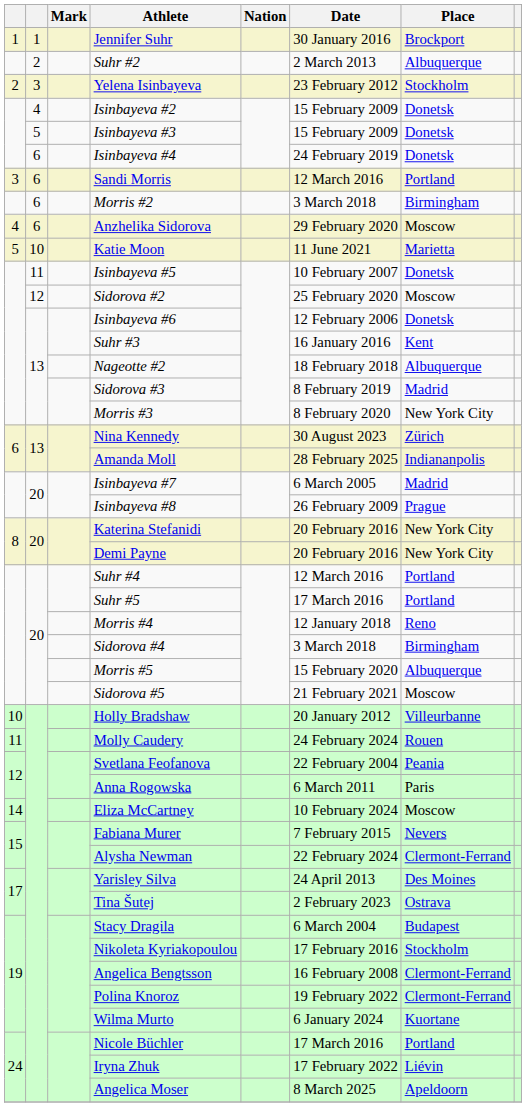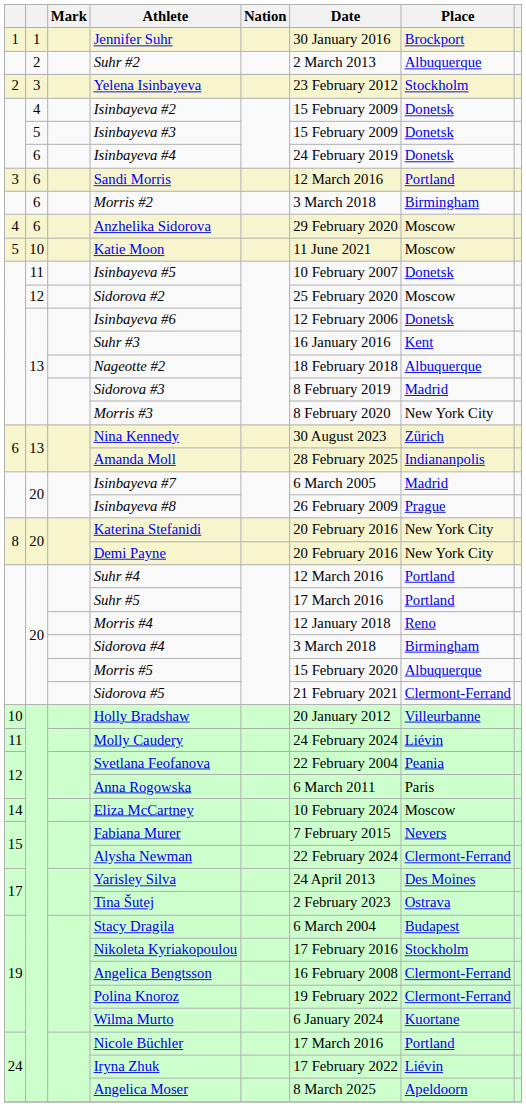(430, 249) Marietta -> (430, 249) Moscow
(430, 693) Moscow -> (458, 693) Clermont-Ferrand
(424, 739) Rouen -> (424, 739) Liévin
